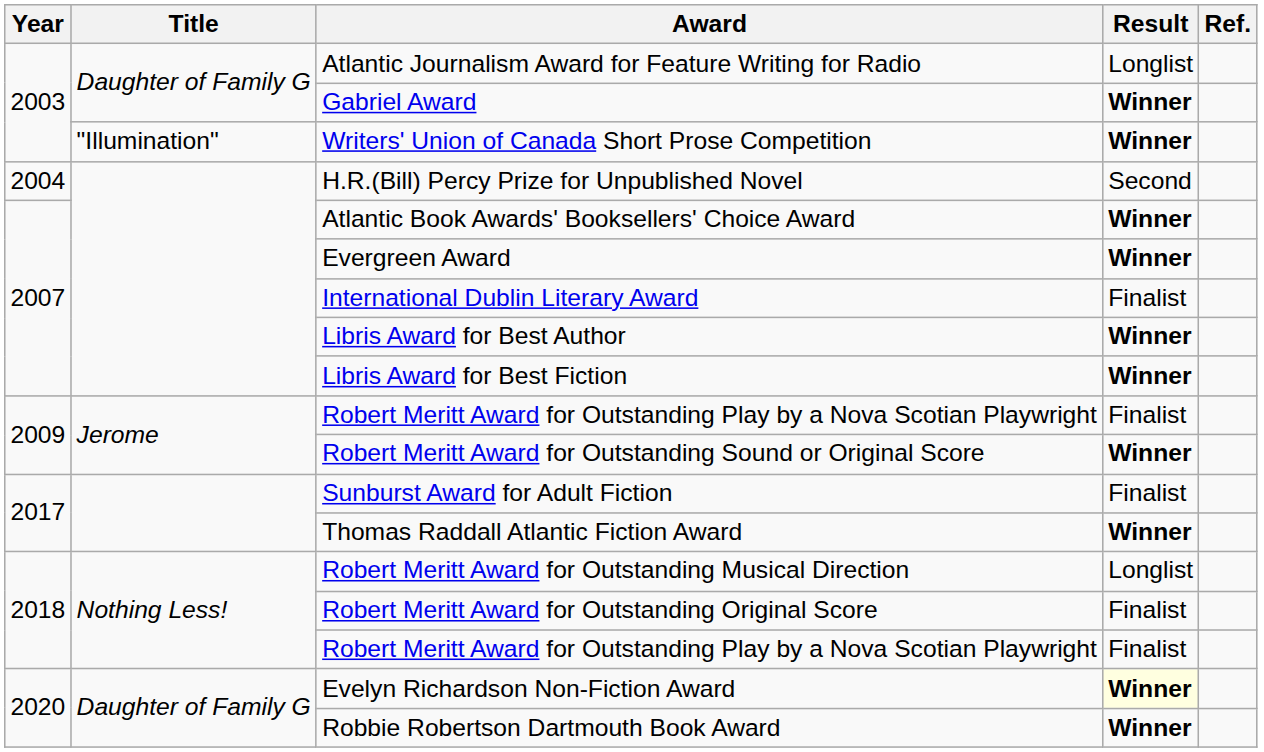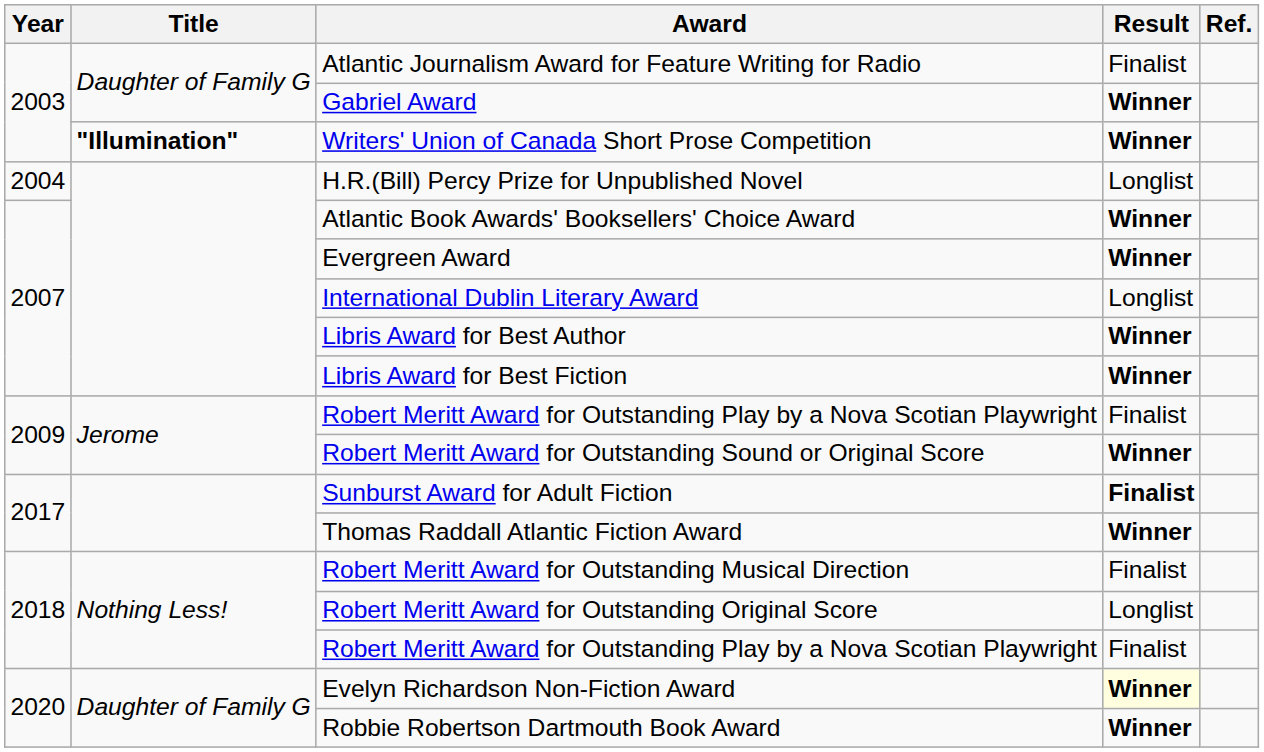(1151, 63) Longlist -> (1147, 63) Finalist
(148, 141) normal -> (157, 141) bold
(1150, 180) Second -> (1151, 180) Longlist
(1147, 297) Finalist -> (1151, 297) Longlist
(1147, 492) normal -> (1151, 492) bold
(1151, 571) Longlist -> (1147, 571) Finalist
(1147, 610) Finalist -> (1151, 610) Longlist
